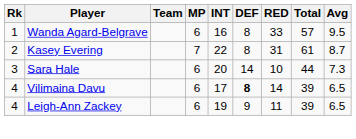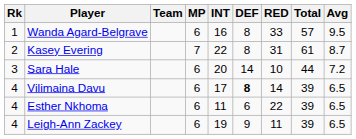(337, 69) 7.3 -> (337, 69) 7.2
+ row: (68, 106)
